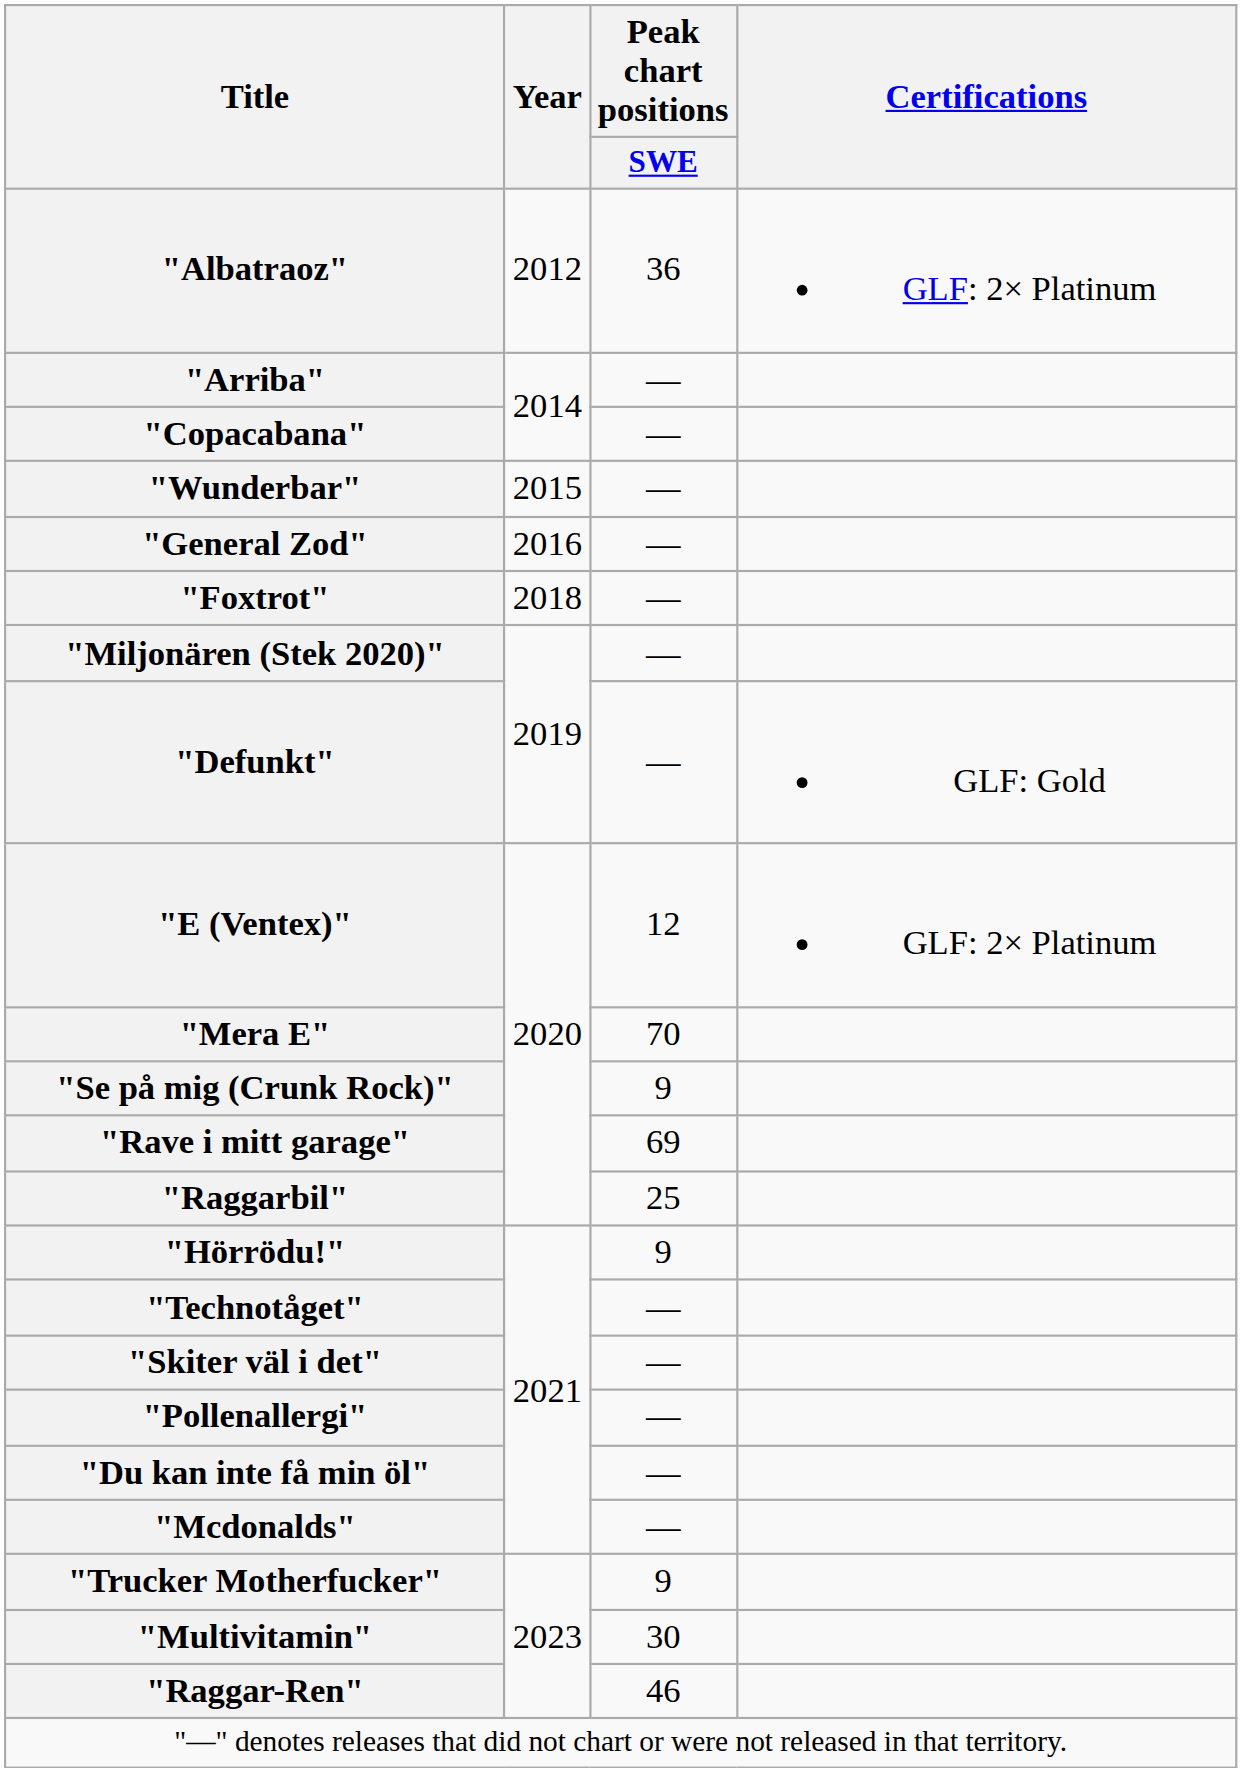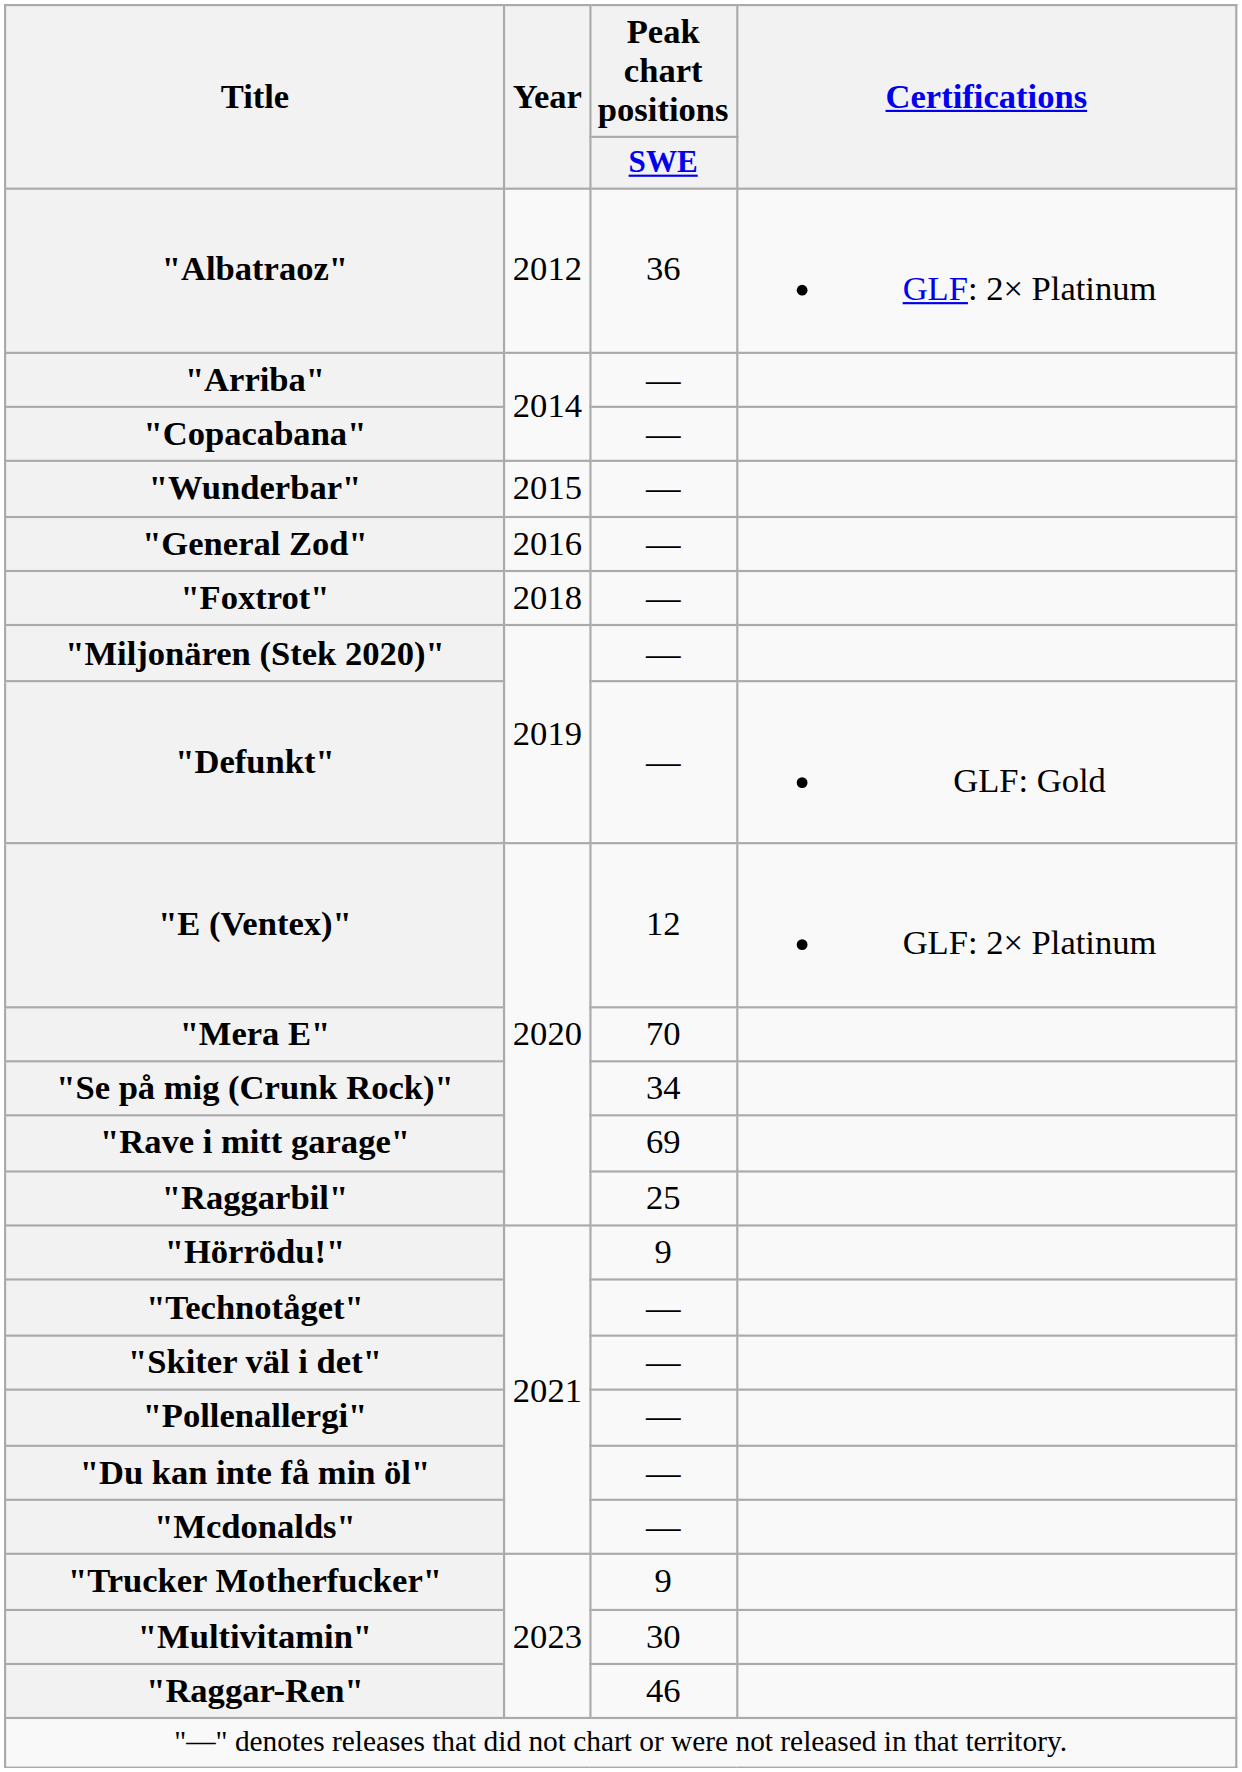(663, 1087) 9 -> (663, 1087) 34
